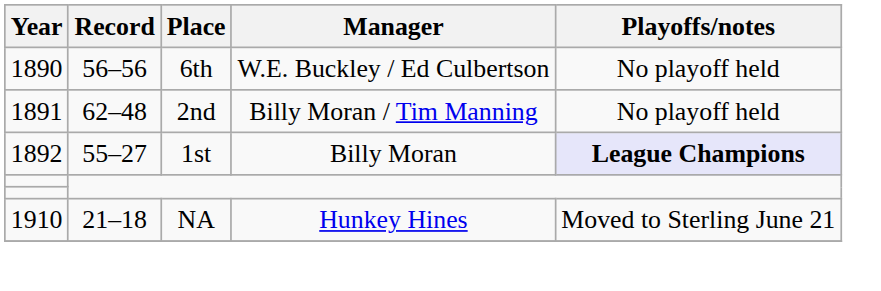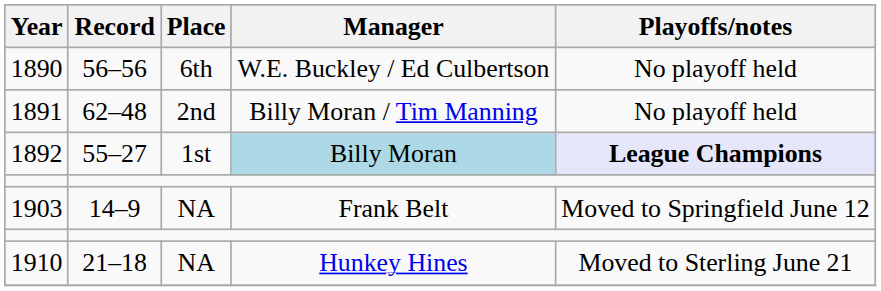(393, 153) no background -> (393, 153) lightblue background
+ row: (37, 208)
